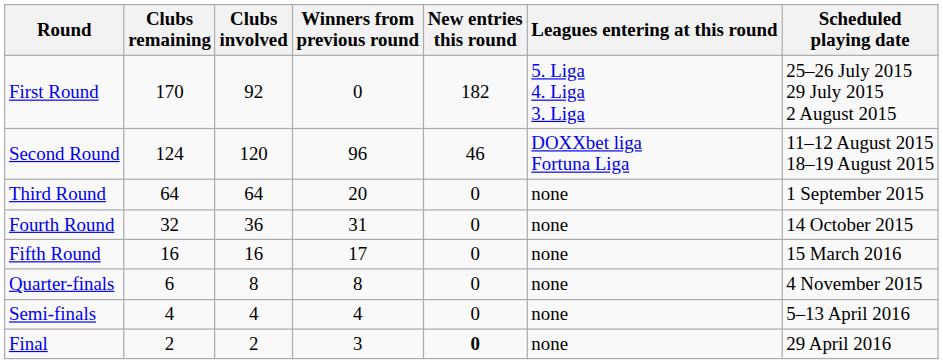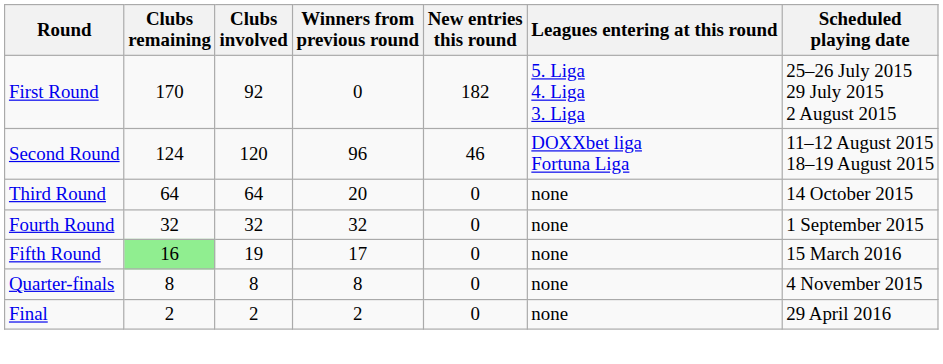(855, 194) 1 September 2015 -> (850, 194) 14 October 2015
(254, 224) 36 -> (254, 224) 32
(358, 224) 31 -> (358, 224) 32
(850, 224) 14 October 2015 -> (855, 224) 1 September 2015
(170, 254) no background -> (170, 254) lightgreen background
(254, 254) 16 -> (254, 254) 19
(170, 284) 6 -> (170, 284) 8
- row: (52, 314)
(358, 343) 3 -> (358, 314) 2
(475, 343) bold -> (475, 314) normal
